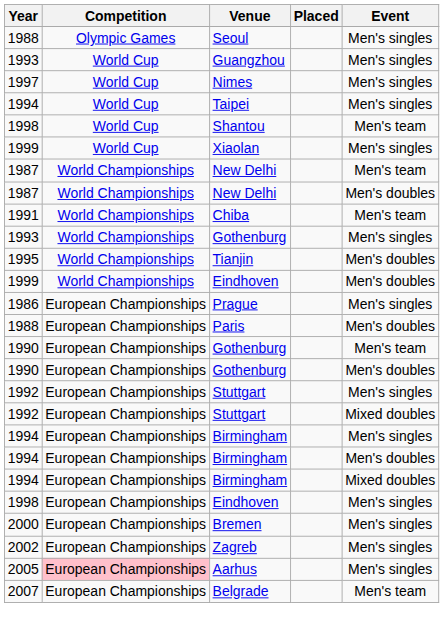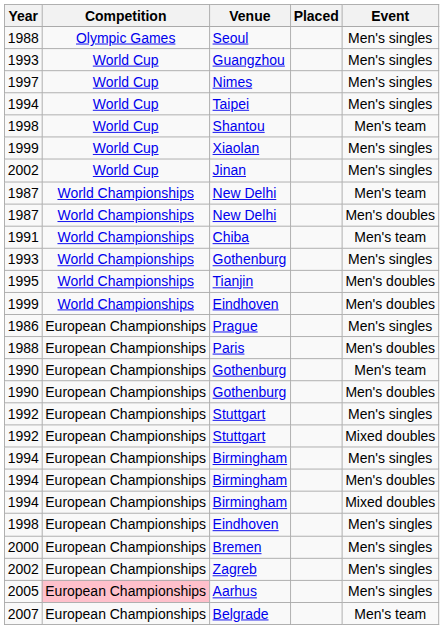+ row: (23, 171)
